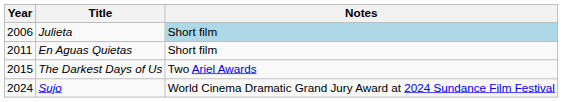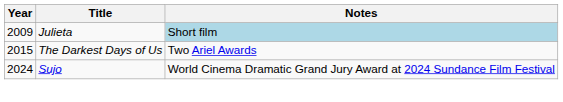(20, 32) 2006 -> (20, 32) 2009
- row: (85, 50)
